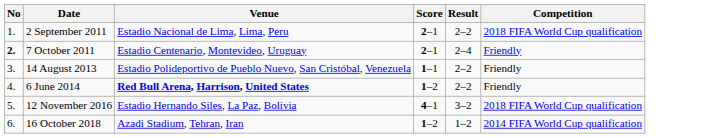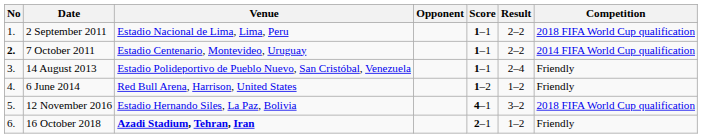+ column: (440, 13)
(429, 31) 2–1 -> (482, 31) 1–1
(429, 50) 2–1 -> (482, 50) 1–1
(463, 50) 2–4 -> (516, 50) 2–2
(502, 50) Friendly -> (616, 50) 2014 FIFA World Cup qualification
(463, 68) 2–2 -> (516, 68) 2–4
(213, 86) bold -> (207, 86) normal
(463, 86) 2–2 -> (516, 86) 1–2
(180, 123) normal -> (186, 123) bold
(429, 123) 1–2 -> (482, 123) 2–1
(563, 123) 2014 FIFA World Cup qualification -> (555, 123) Friendly
